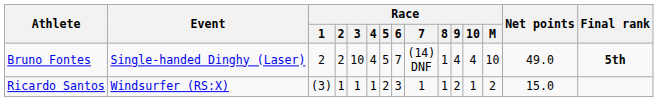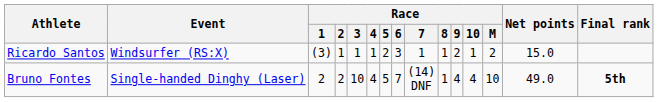rows swapped: (56, 86) <-> (49, 60)
